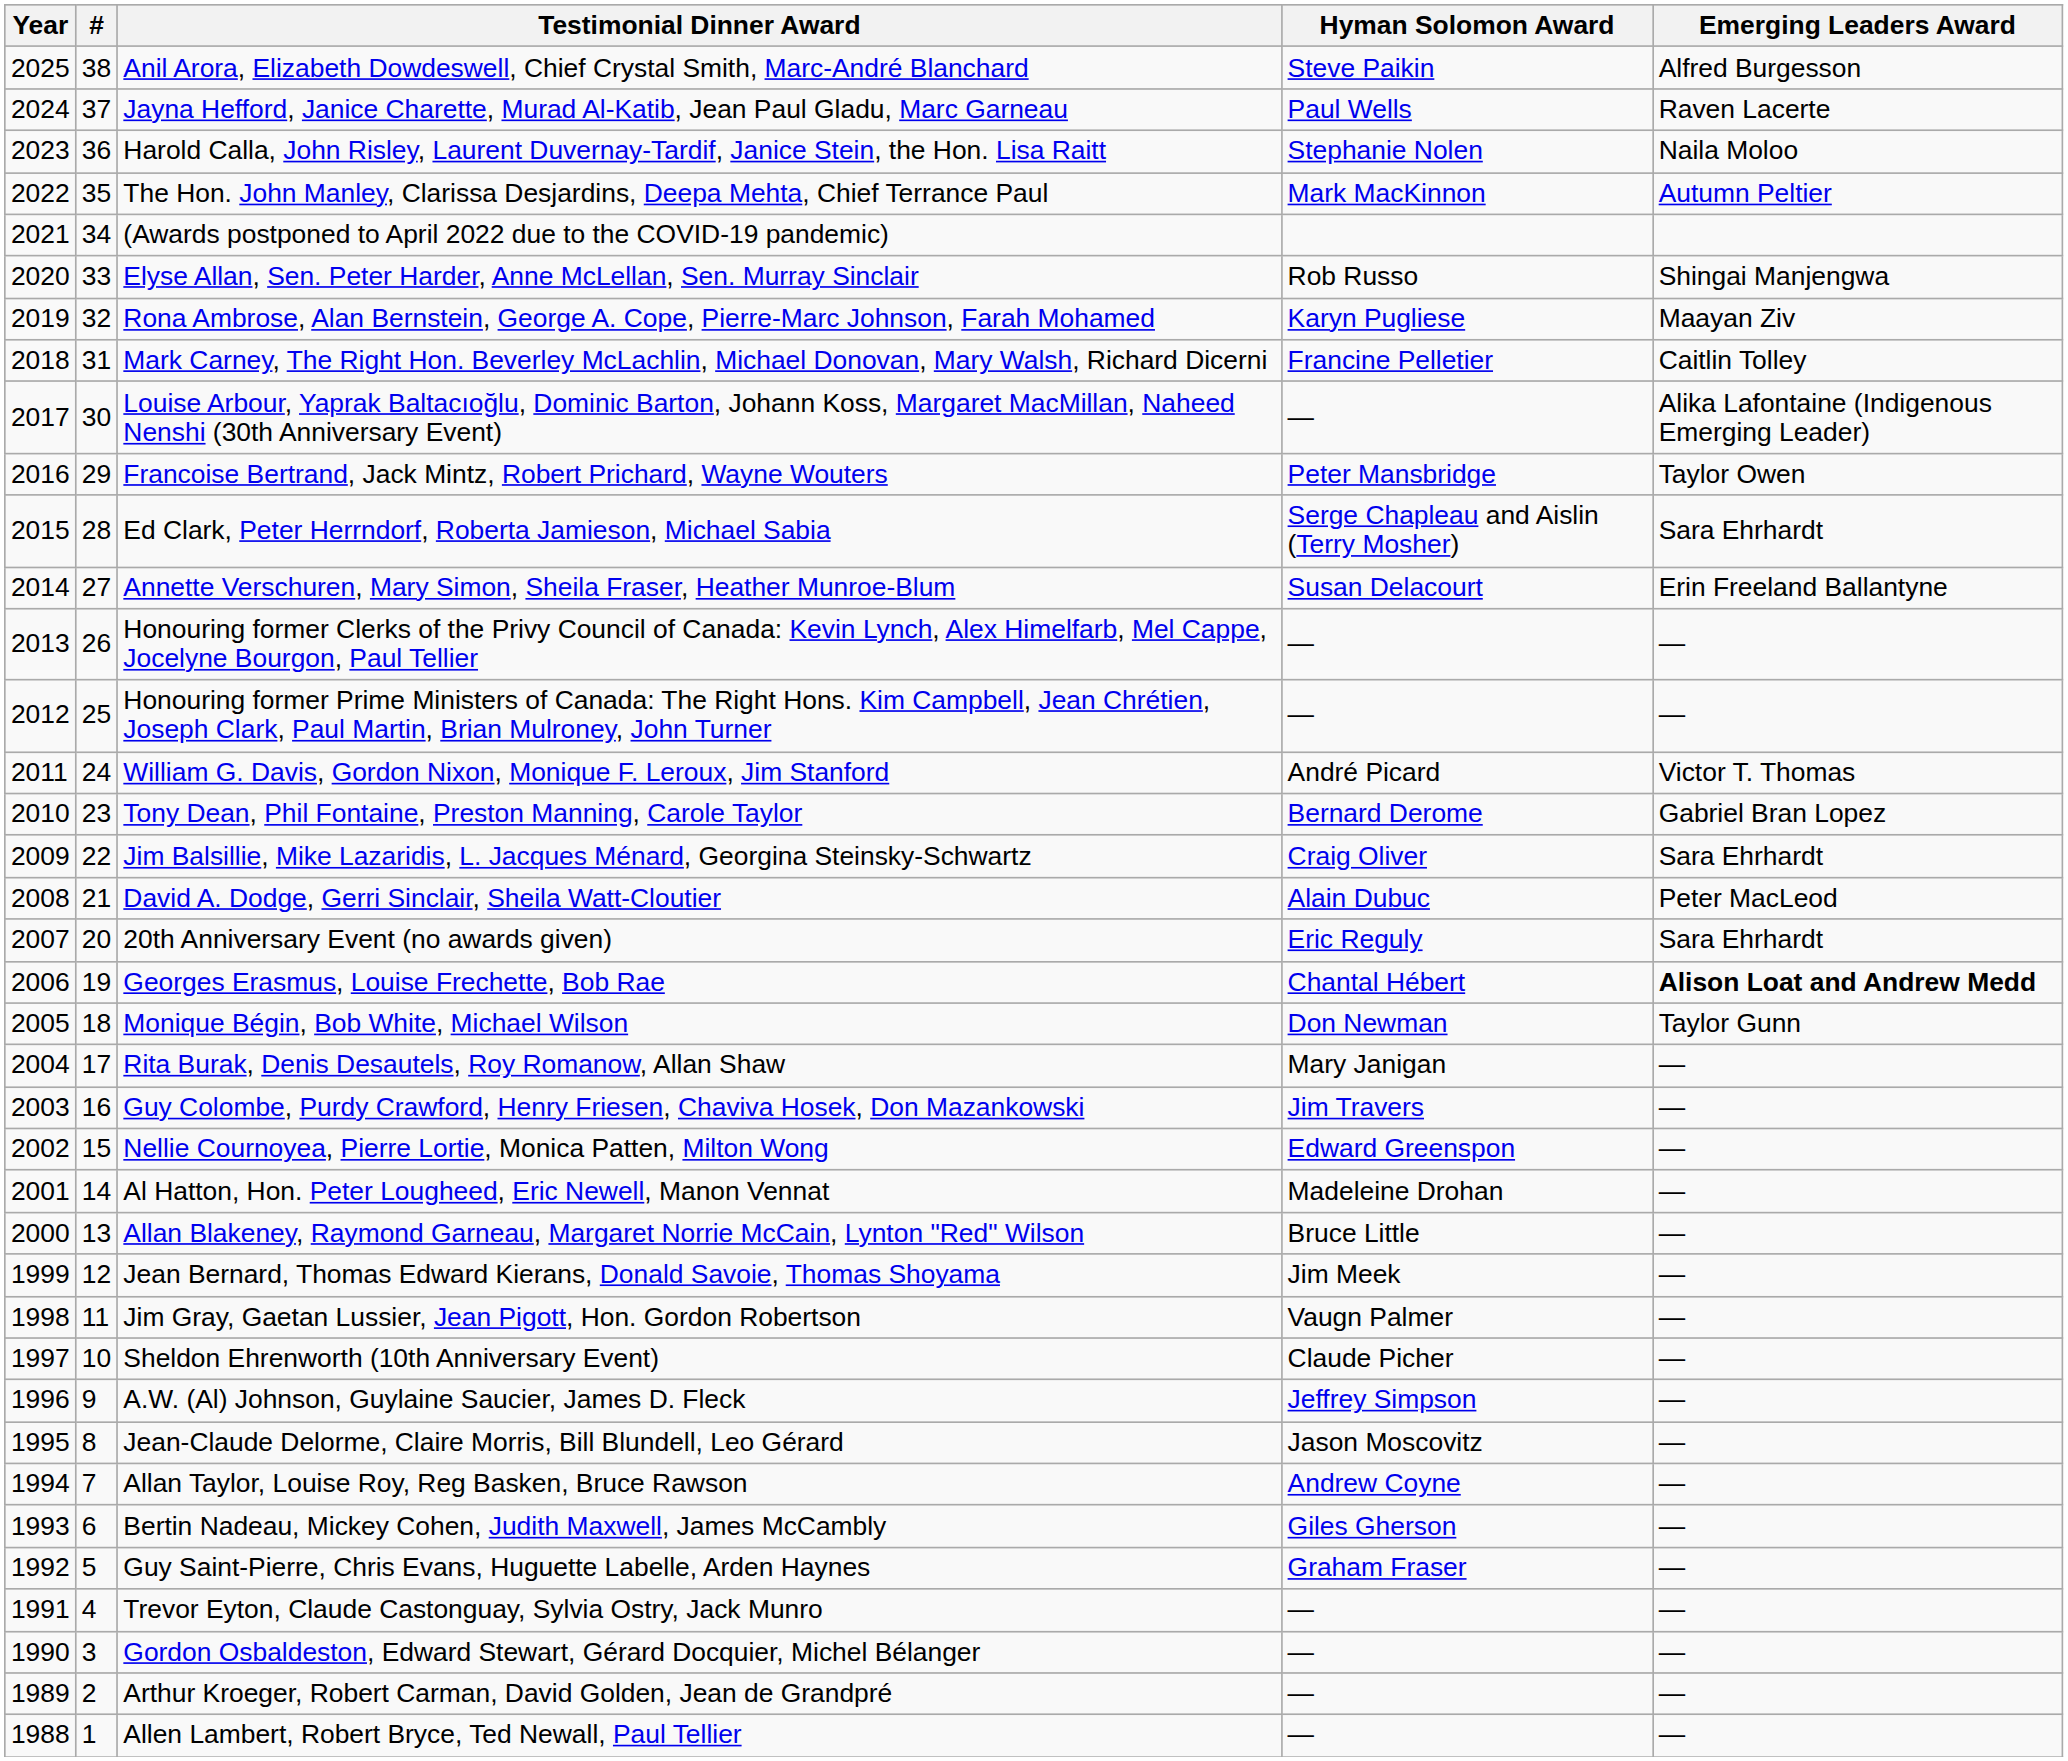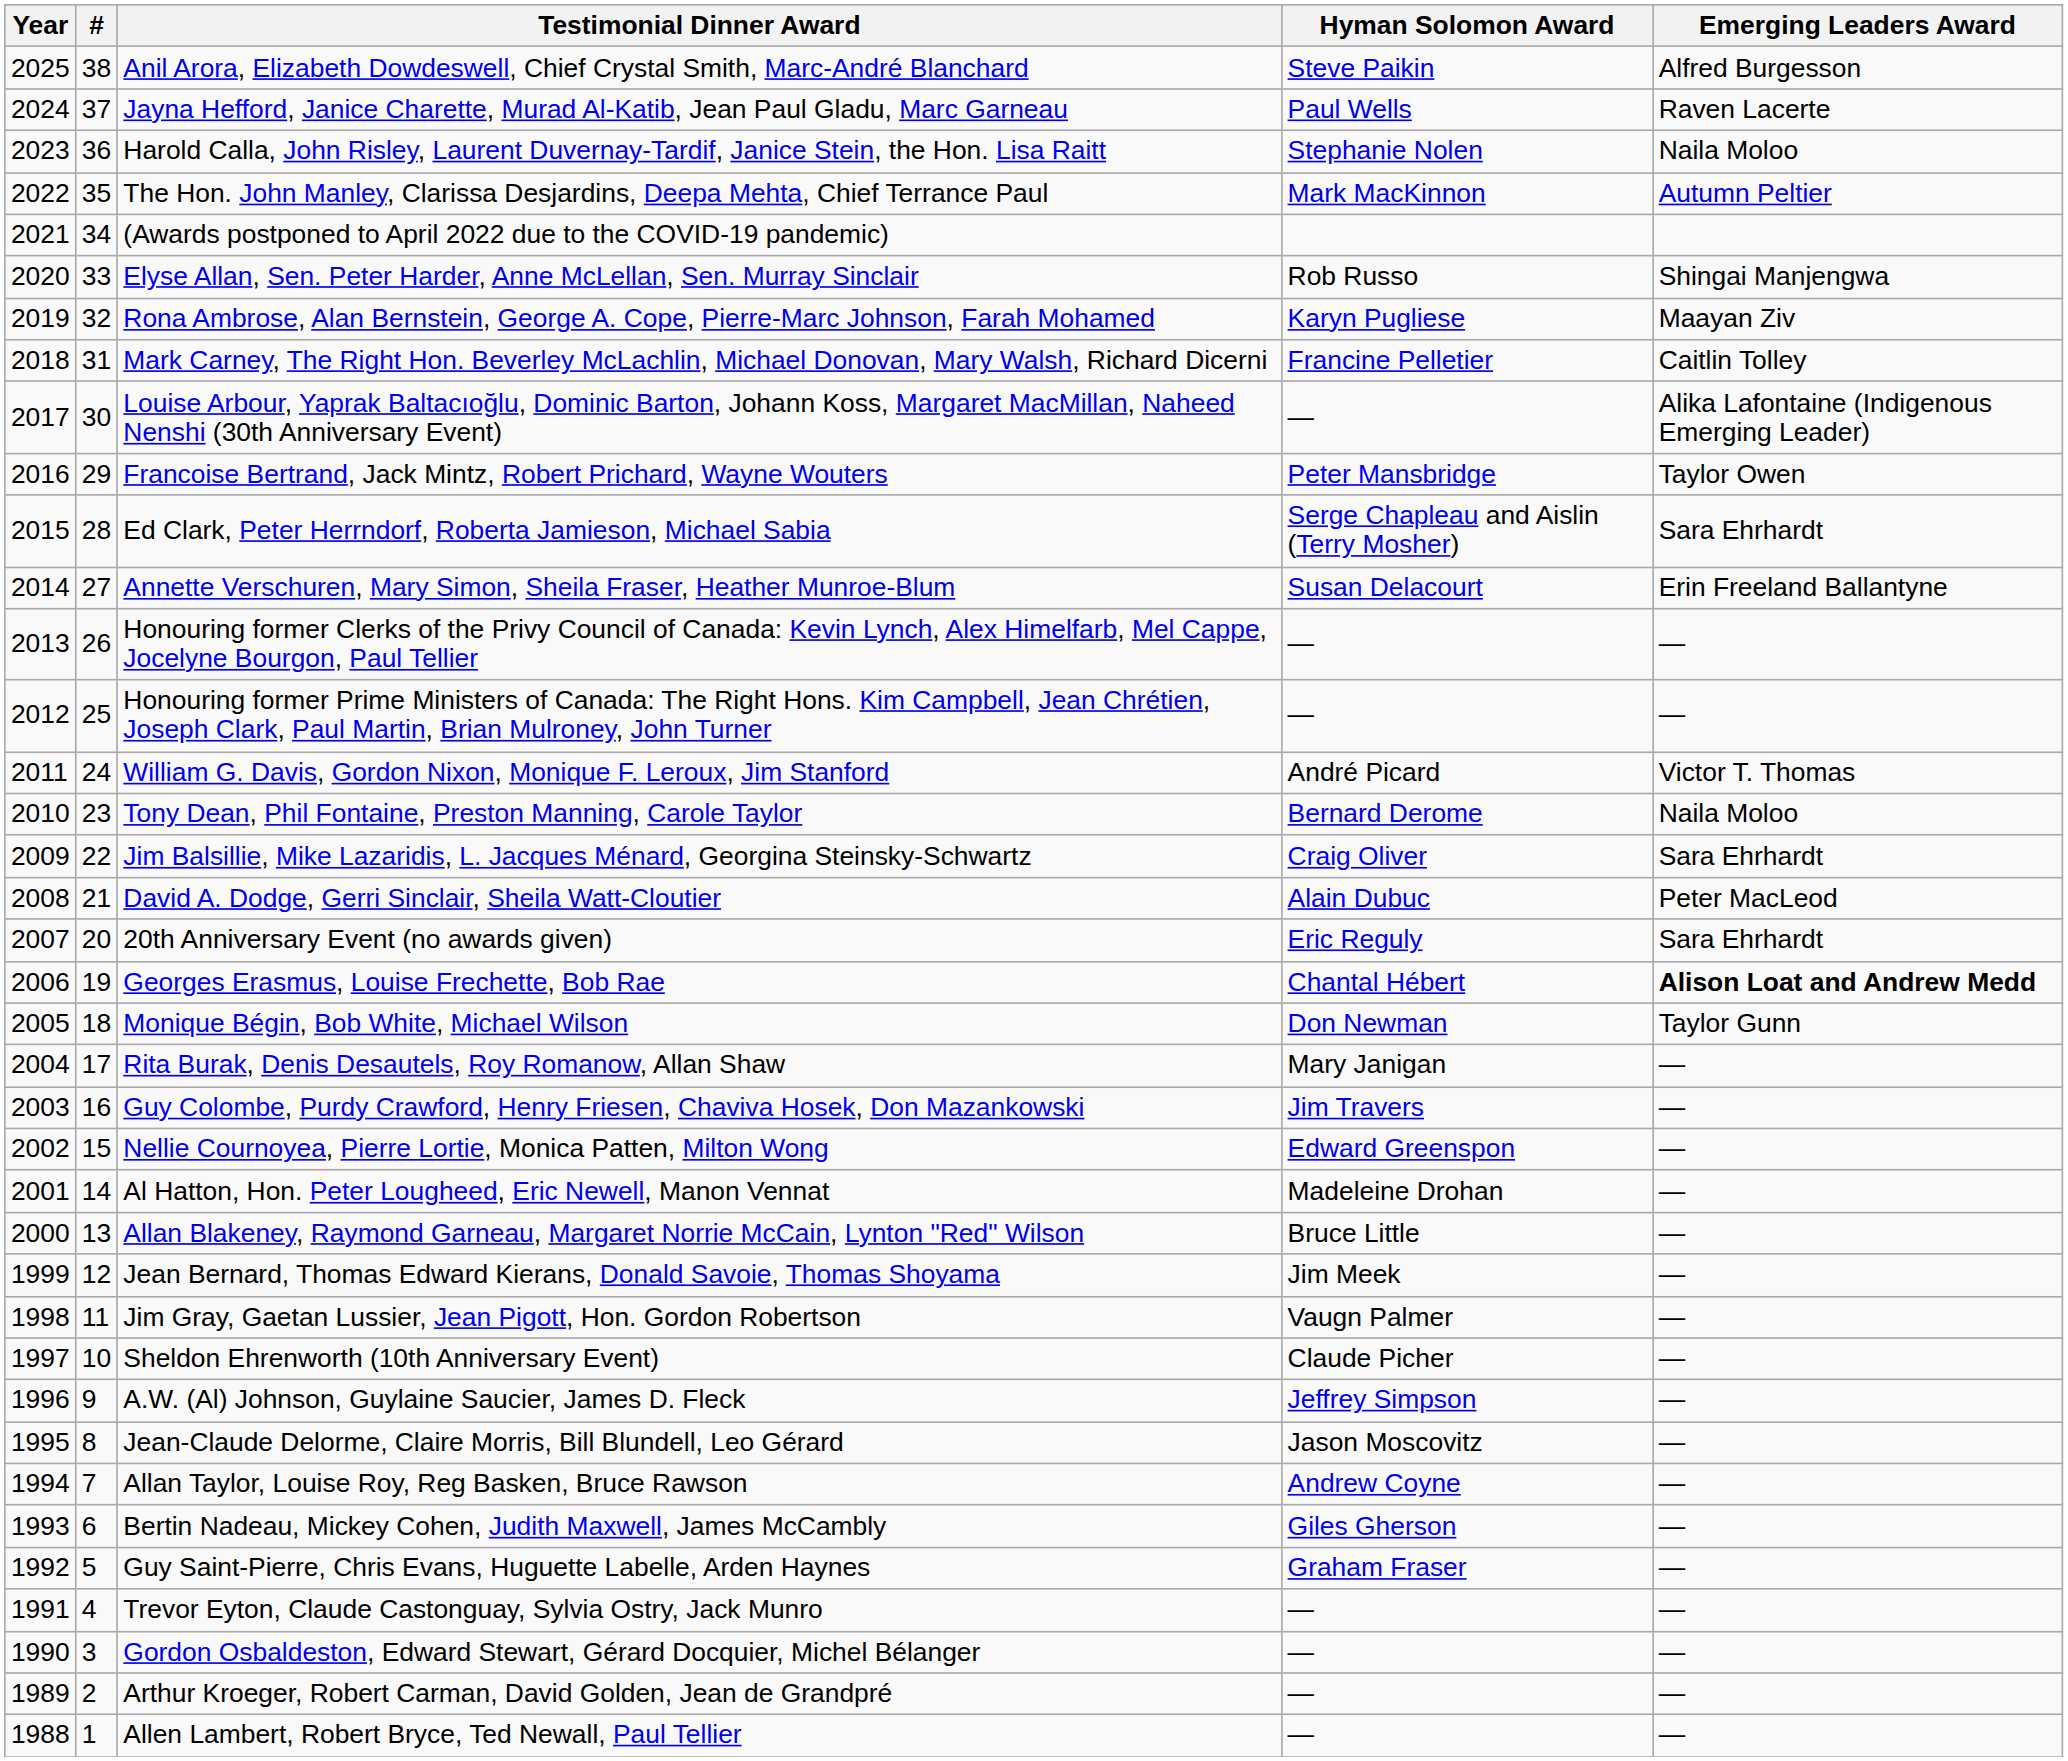(1772, 814) Gabriel Bran Lopez -> (1728, 814) Naila Moloo
